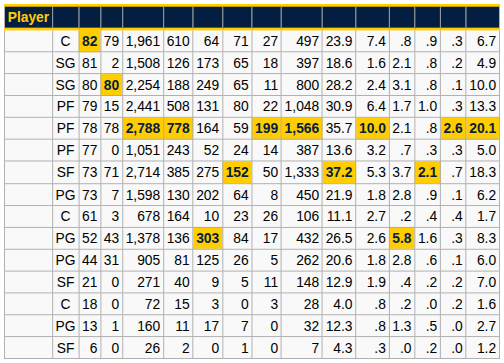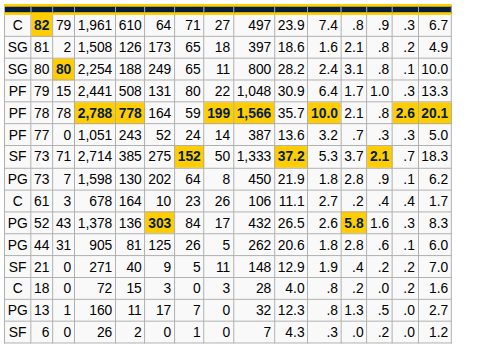- column: (28, 17)
